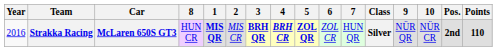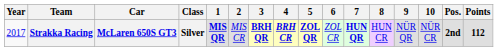columns swapped: (379, 11) <-> (191, 11)
(16, 32) 2016 -> (16, 32) 2017
(353, 32) normal -> (357, 32) bold
(477, 32) 110 -> (478, 32) 112
